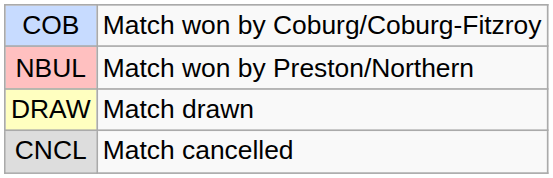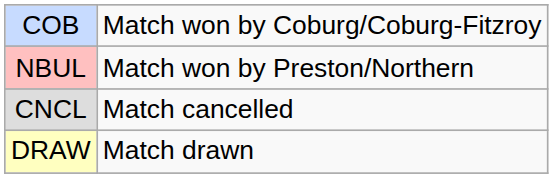rows swapped: (51, 109) <-> (51, 151)
